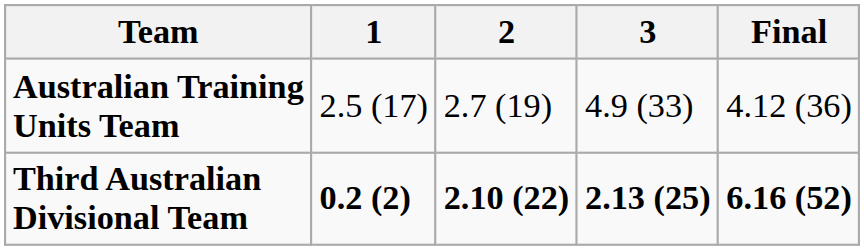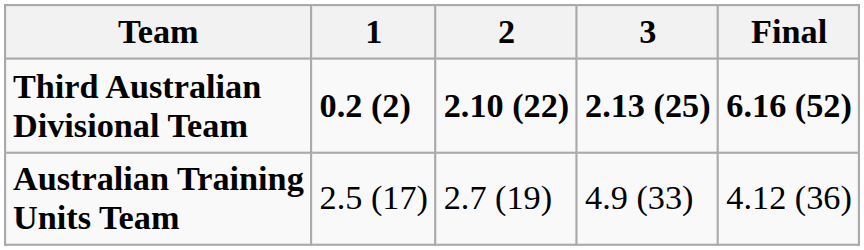rows swapped: (137, 198) <-> (158, 105)
